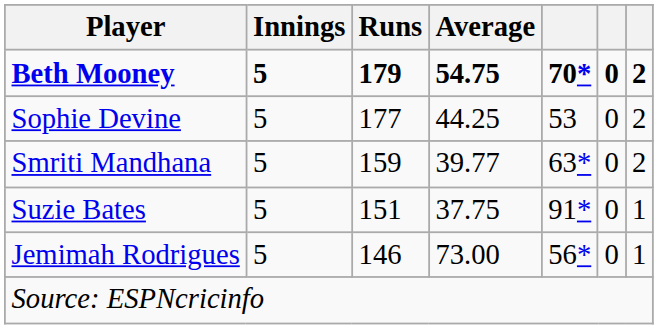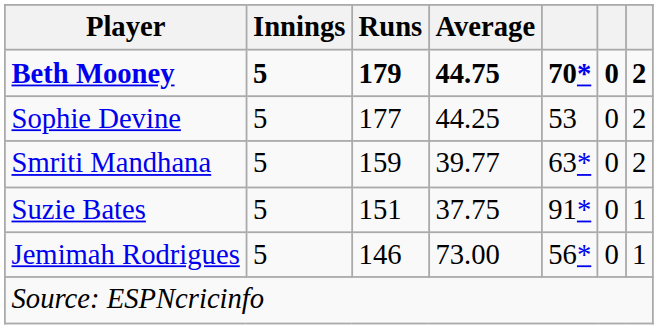(468, 72) 54.75 -> (468, 72) 44.75
